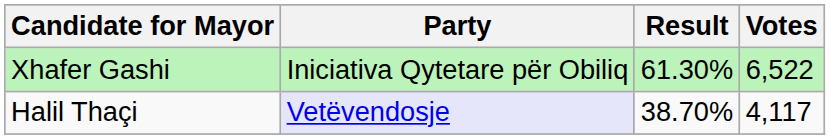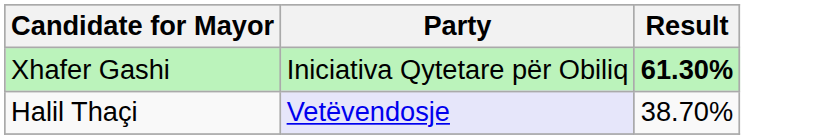- column: (782, 26)
(687, 69) normal -> (687, 69) bold
